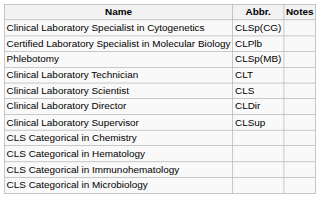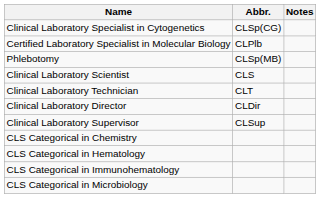rows swapped: (72, 75) <-> (68, 91)
